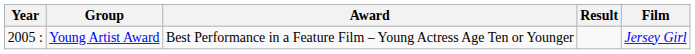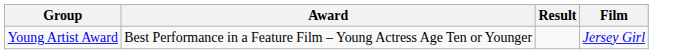- column: (25, 15)
